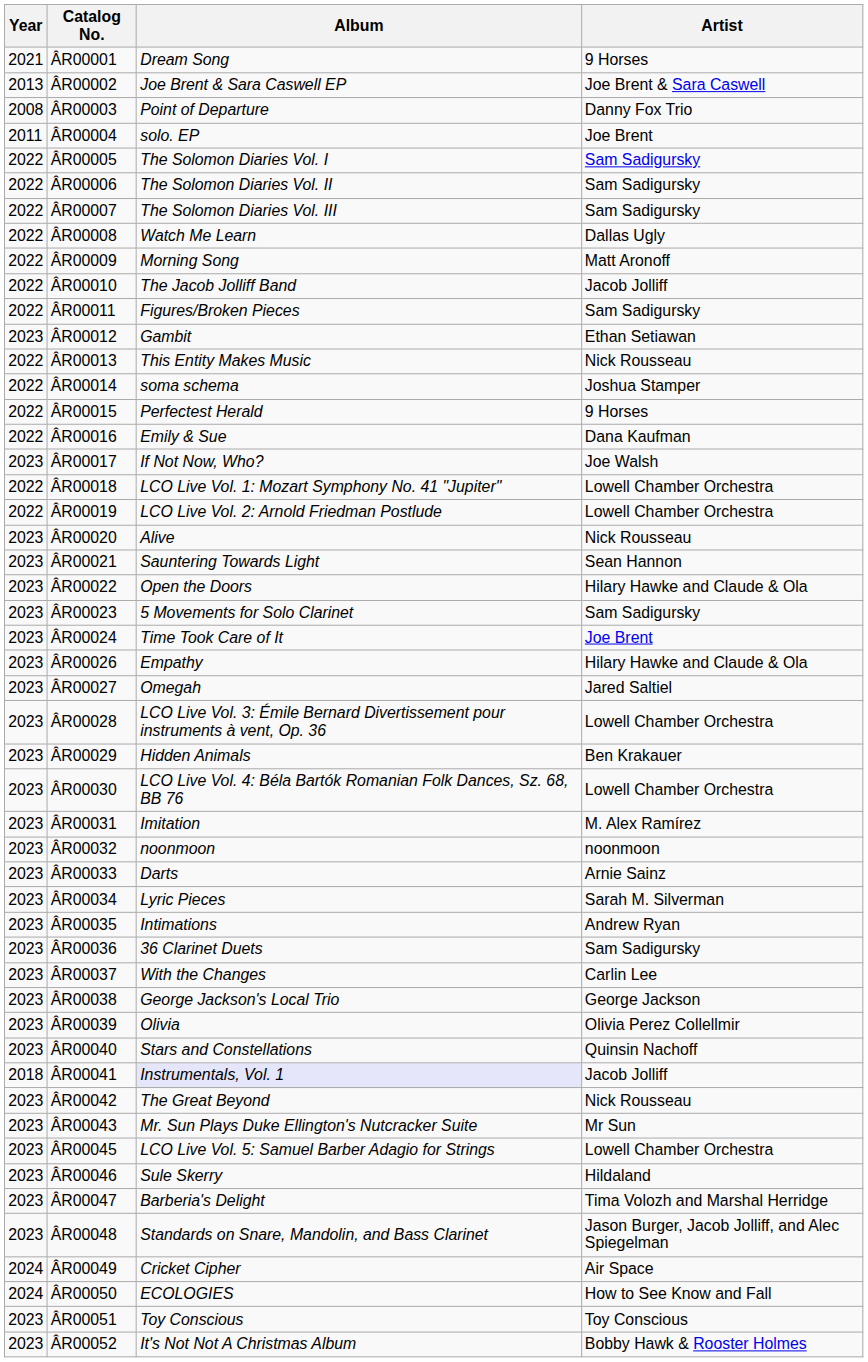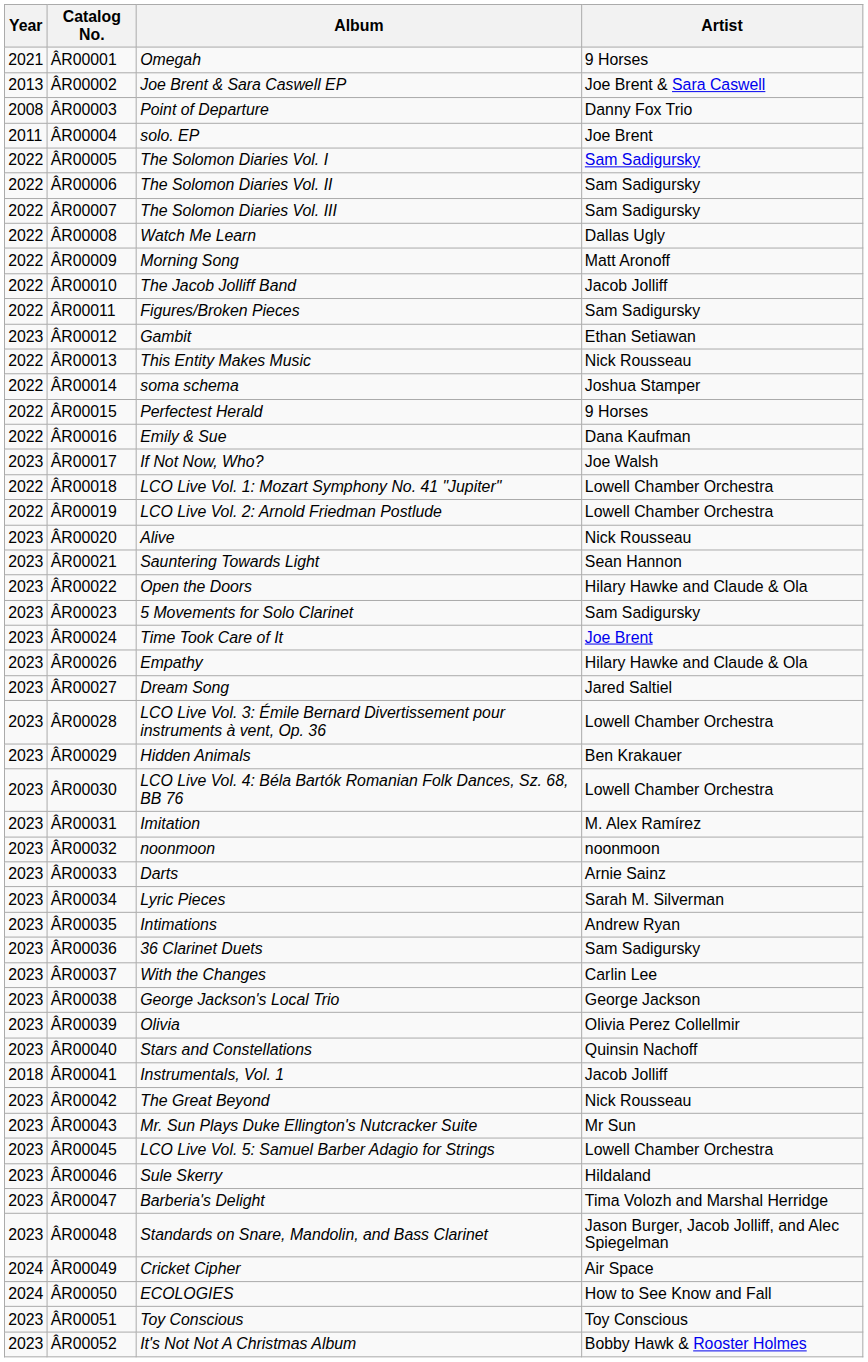(185, 60) Dream Song -> (171, 60) Omegah
(171, 688) Omegah -> (185, 688) Dream Song
(212, 1075) lavender background -> (212, 1075) no background
